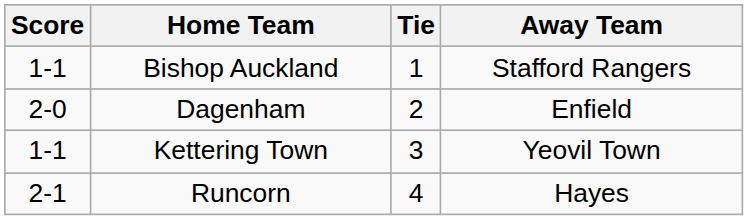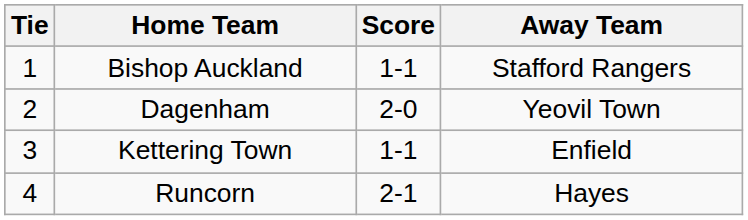columns swapped: (416, 25) <-> (48, 25)
(592, 109) Enfield -> (592, 109) Yeovil Town
(592, 151) Yeovil Town -> (592, 151) Enfield
